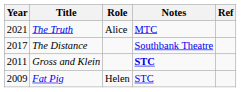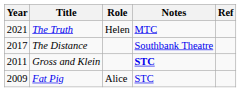(116, 29) Alice -> (117, 29) Helen
(117, 78) Helen -> (116, 78) Alice
